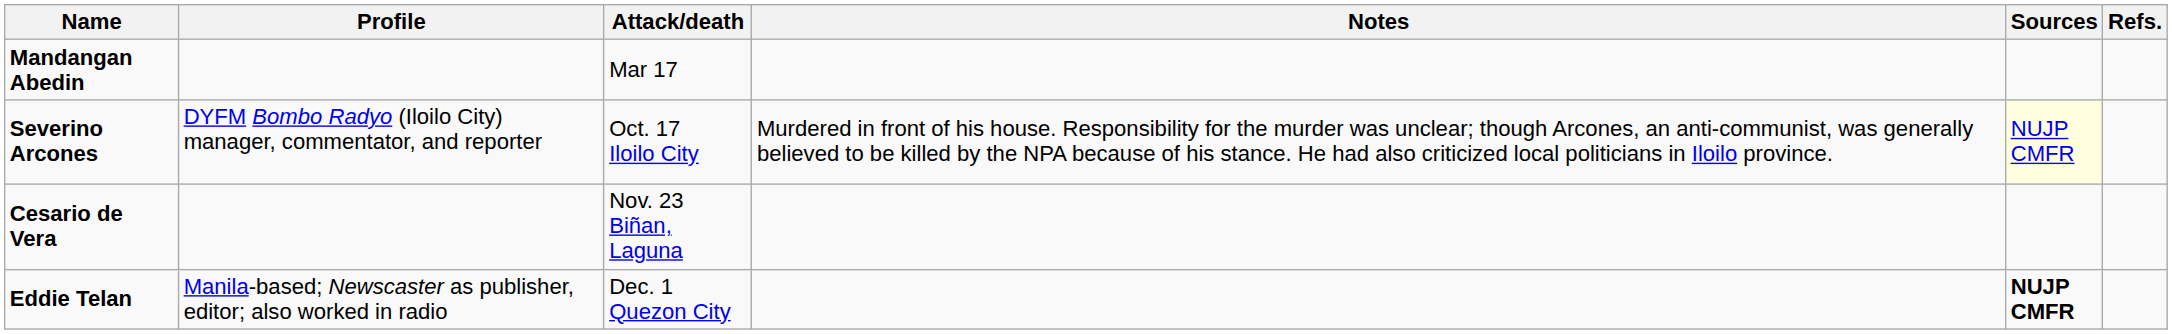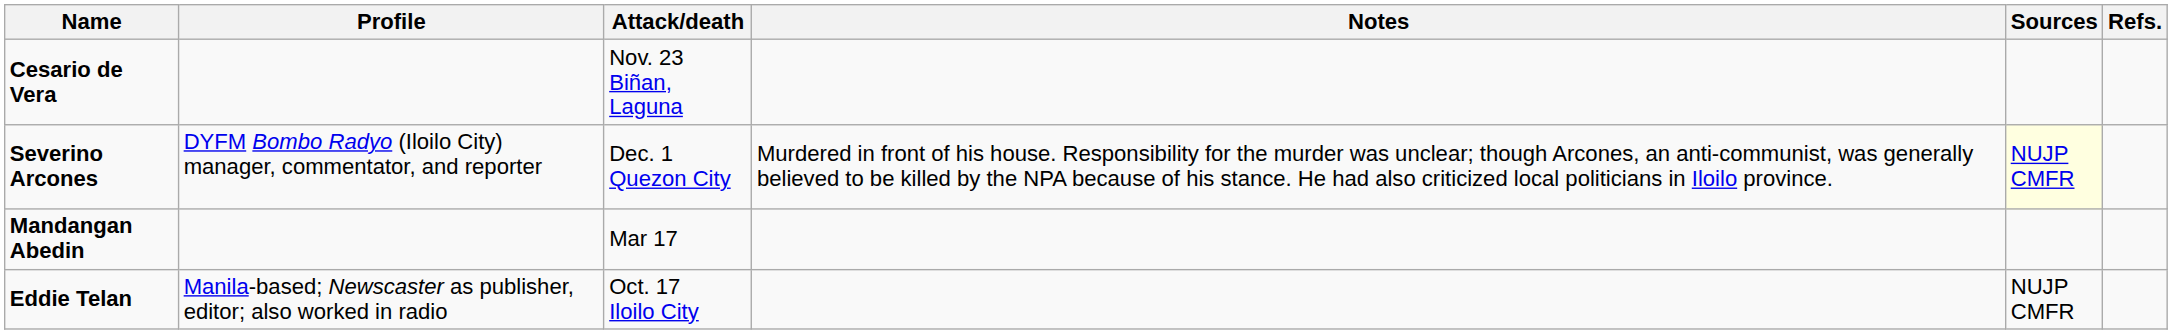rows swapped: (71, 69) <-> (66, 226)
(654, 141) Oct. 17 Iloilo City -> (670, 166) Dec. 1 Quezon City
(670, 298) Dec. 1 Quezon City -> (654, 298) Oct. 17 Iloilo City
(2043, 298) bold -> (2043, 298) normal
